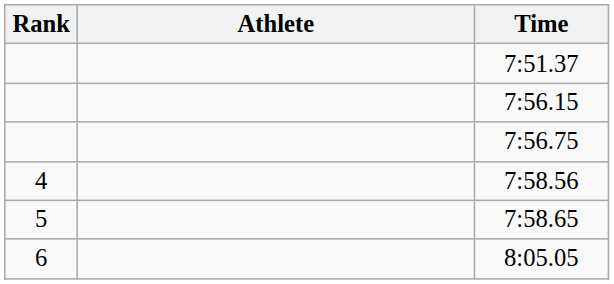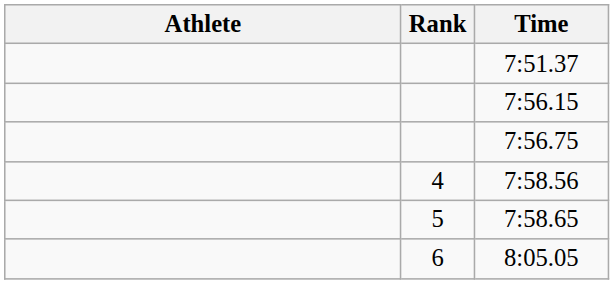columns swapped: (41, 24) <-> (276, 24)
